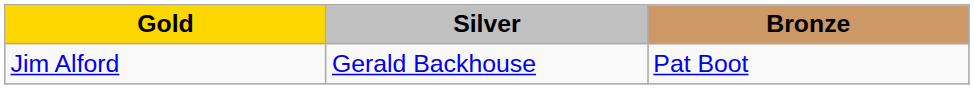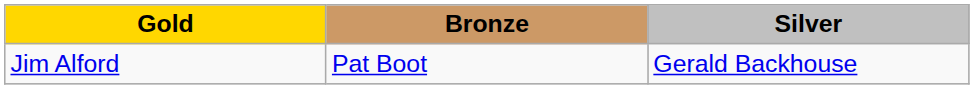columns swapped: (487, 24) <-> (808, 24)
